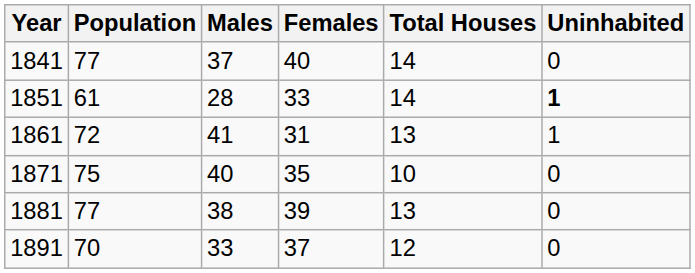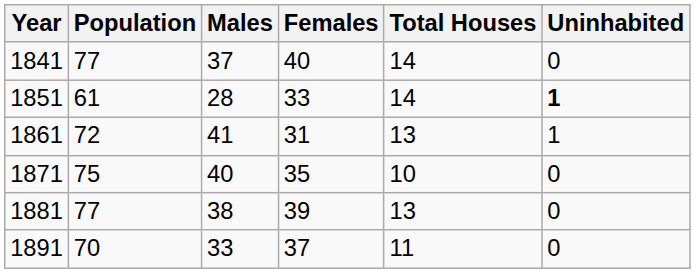(403, 248) 12 -> (402, 248) 11
